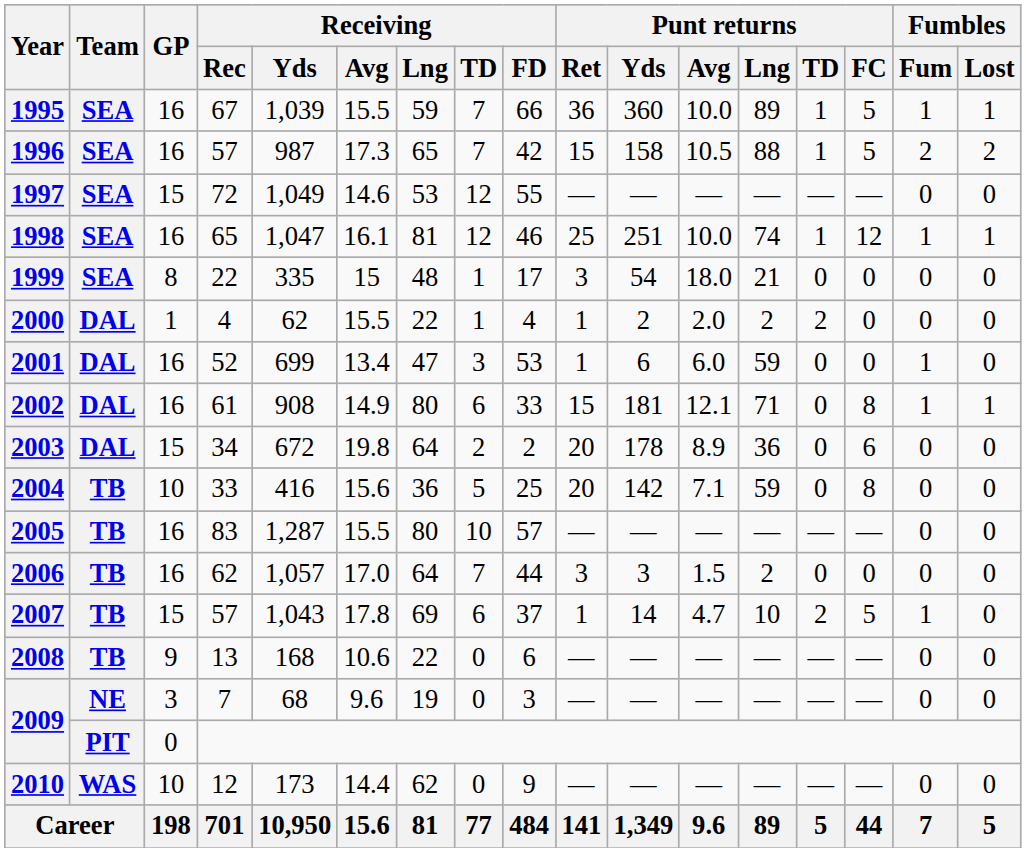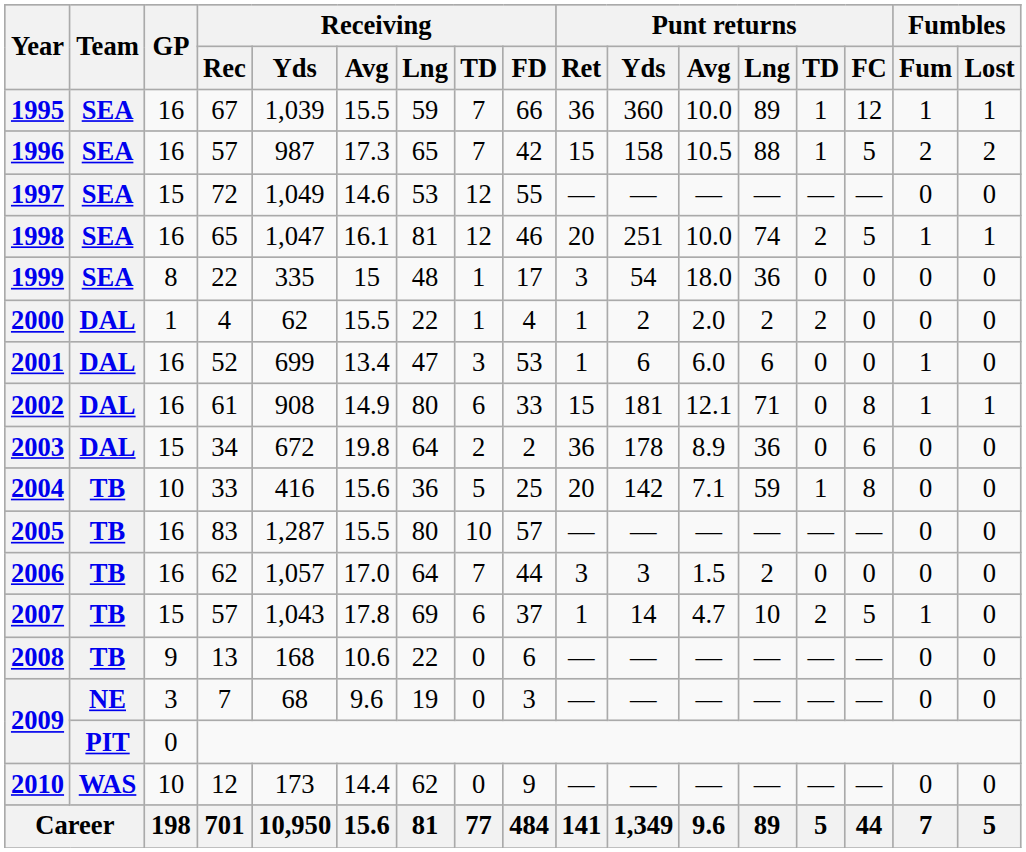(869, 109) 5 -> (869, 109) 12
(581, 236) 25 -> (581, 236) 20
(821, 236) 1 -> (821, 236) 2
(869, 236) 12 -> (869, 236) 5
(767, 278) 21 -> (767, 278) 36
(767, 362) 59 -> (767, 362) 6
(581, 446) 20 -> (581, 446) 36
(821, 488) 0 -> (821, 488) 1
